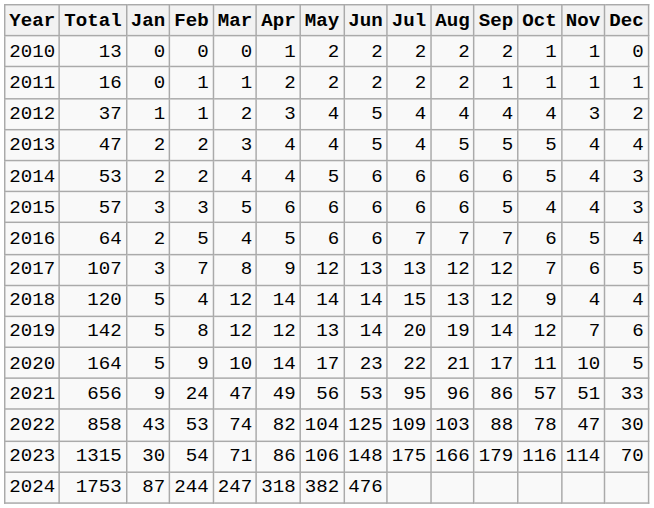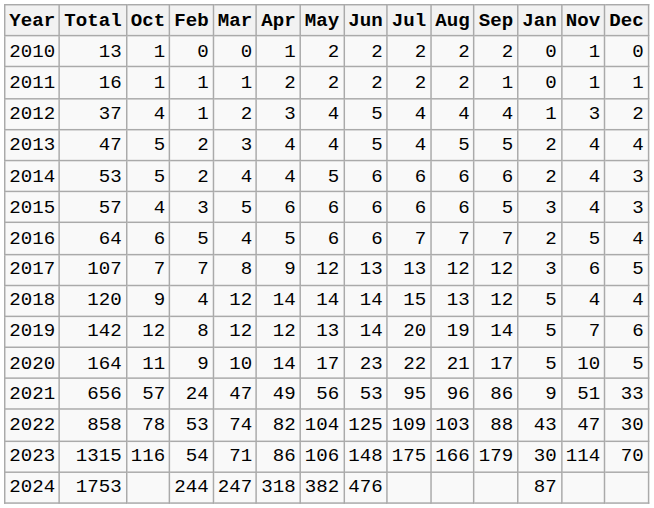columns swapped: (148, 20) <-> (539, 20)
